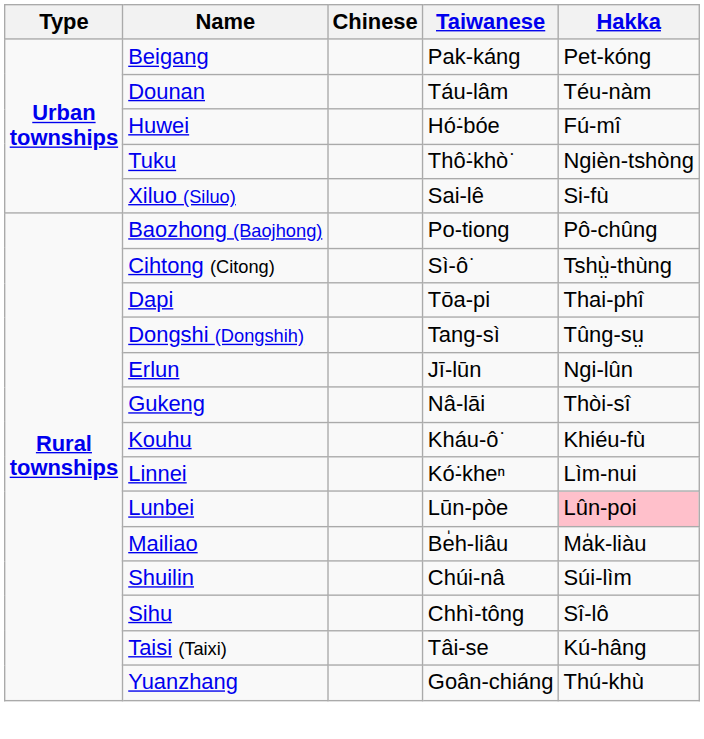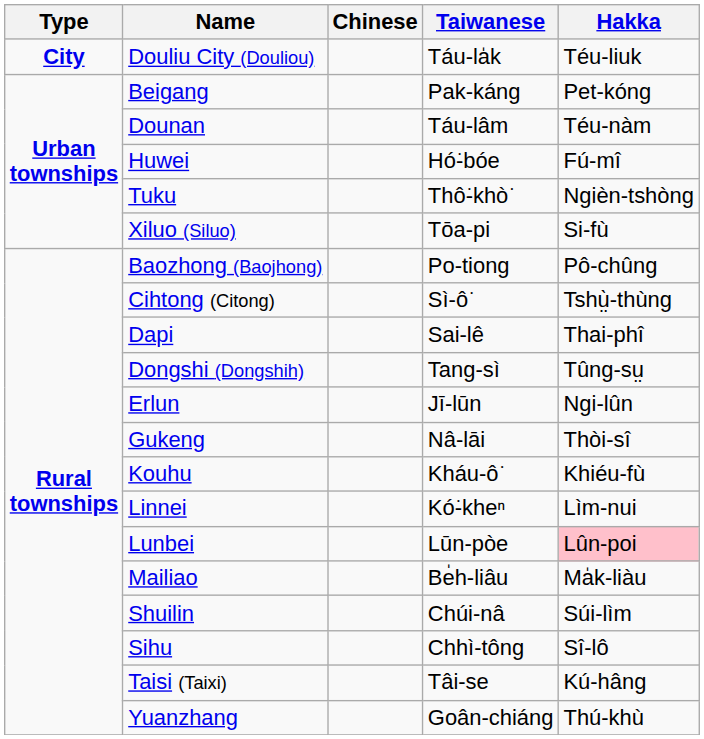+ row: (221, 56)
(456, 195) Sai-lê -> (459, 230) Tōa-pi
(459, 299) Tōa-pi -> (456, 334) Sai-lê
